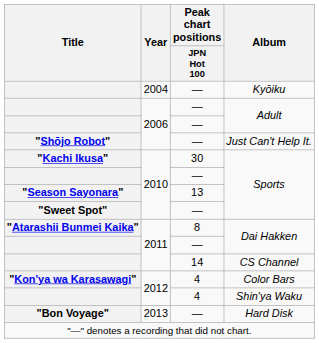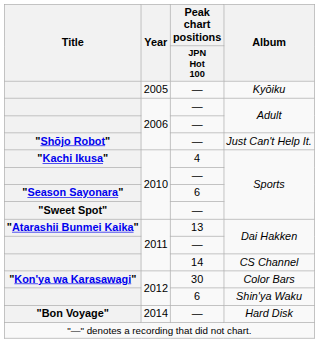(156, 89) 2004 -> (156, 89) 2005
(197, 158) 30 -> (197, 158) 4
(197, 193) 13 -> (197, 193) 6
(197, 227) 8 -> (197, 227) 13
(197, 279) 4 -> (197, 279) 30
(197, 296) 4 -> (197, 296) 6
(156, 314) 2013 -> (156, 314) 2014
